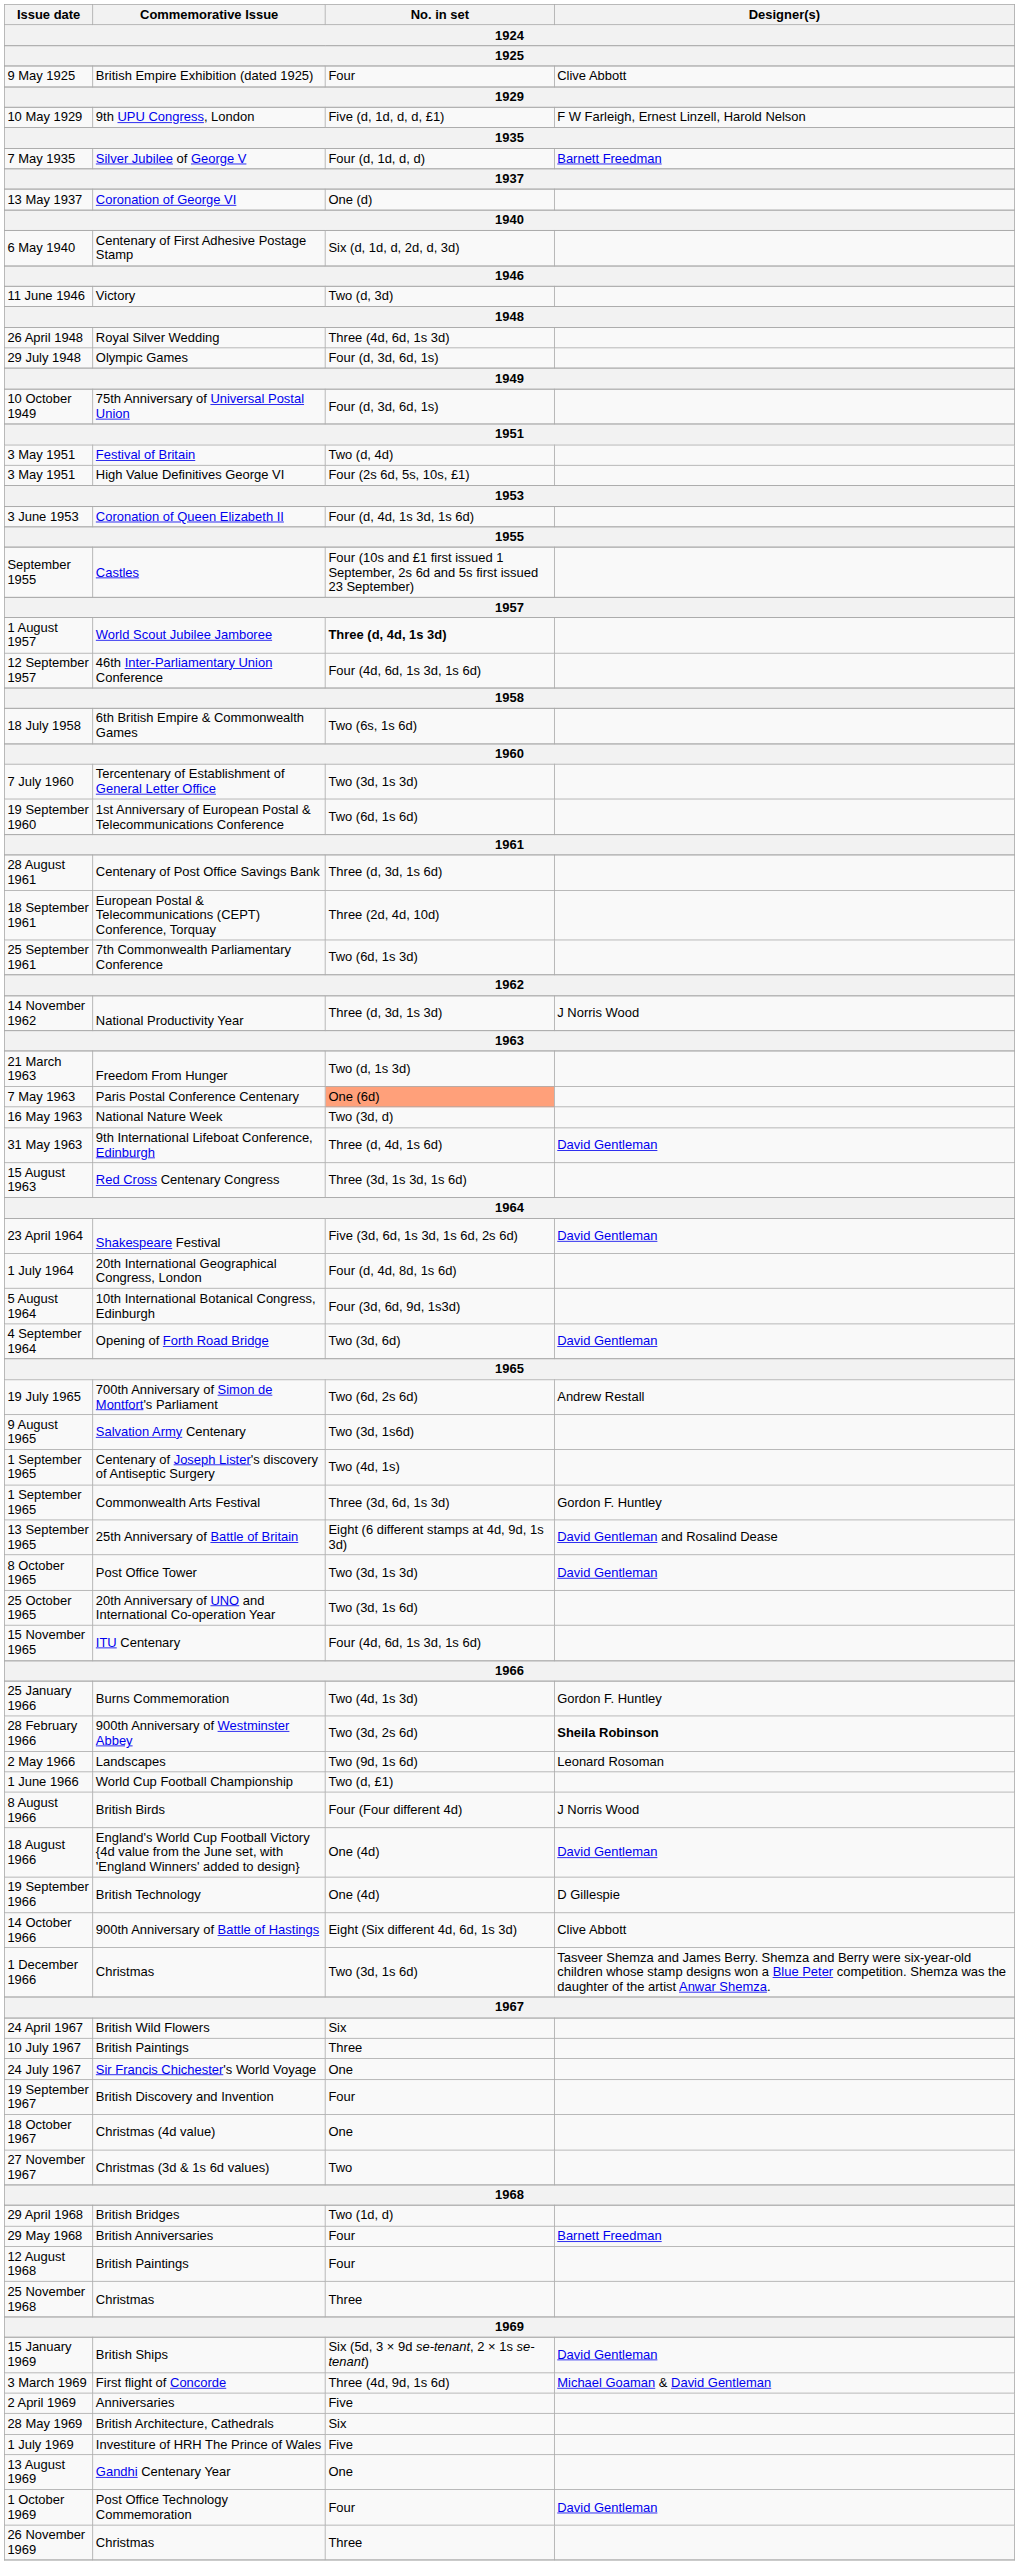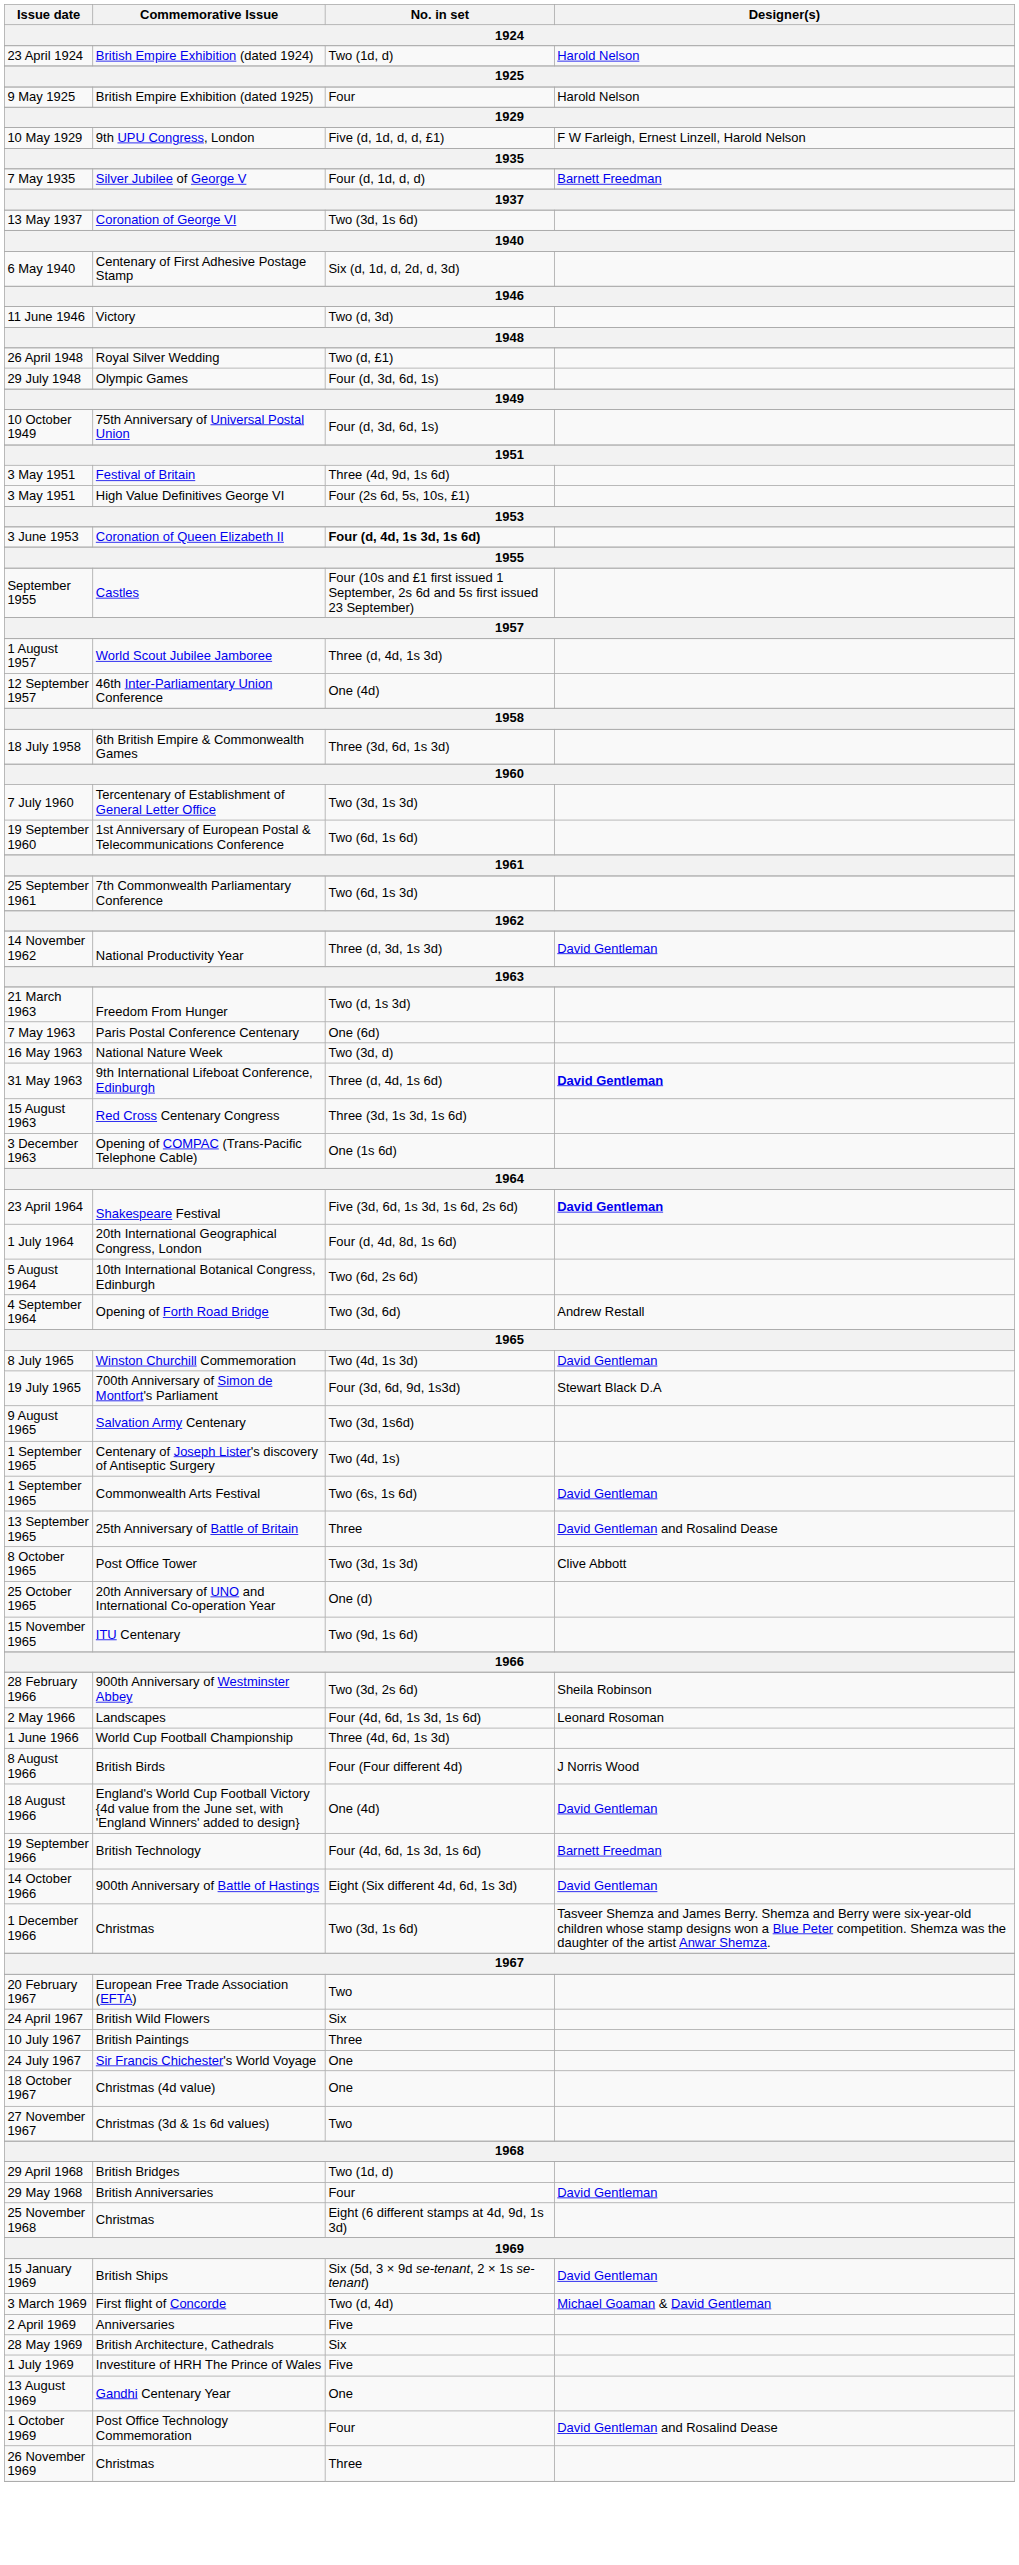+ row: (45, 55)
(592, 76) Clive Abbott -> (598, 96) Harold Nelson
(350, 199) One (d) -> (373, 220) Two (3d, 1s 6d)
(389, 337) Three (4d, 6d, 1s 3d) -> (361, 358) Two (d, £1)
(361, 455) Two (d, 4d) -> (389, 475) Three (4d, 9d, 1s 6d)
(401, 516) normal -> (404, 537) bold
(388, 635) bold -> (385, 655) normal
(405, 670) Four (4d, 6d, 1s 3d, 1s 6d) -> (354, 691) One (4d)
(373, 726) Two (6s, 1s 6d) -> (389, 746) Three (3d, 6d, 1s 3d)
- row: (36, 872)
- row: (48, 915)
(598, 1013) J Norris Wood -> (607, 948) David Gentleman
(354, 1096) lightsalmon background -> (354, 1032) no background
(607, 1145) normal -> (610, 1080) bold
+ row: (43, 1151)
(607, 1235) normal -> (610, 1206) bold
(394, 1306) Four (3d, 6d, 9d, 1s3d) -> (373, 1277) Two (6d, 2s 6d)
(607, 1341) David Gentleman -> (601, 1312) Andrew Restall
+ row: (41, 1360)
(373, 1397) Two (6d, 2s 6d) -> (394, 1388) Four (3d, 6d, 9d, 1s3d)
(601, 1397) Andrew Restall -> (609, 1388) Stewart Black D.A
(389, 1502) Three (3d, 6d, 1s 3d) -> (373, 1493) Two (6s, 1s 6d)
(609, 1502) Gordon F. Huntley -> (607, 1493) David Gentleman
(436, 1537) Eight (6 different stamps at 4d, 9d, 1s 3d) -> (345, 1528) Three
(607, 1572) David Gentleman -> (592, 1564) Clive Abbott
(373, 1607) Two (3d, 1s 6d) -> (350, 1599) One (d)
(405, 1642) Four (4d, 6d, 1s 3d, 1s 6d) -> (373, 1634) Two (9d, 1s 6d)
- row: (39, 1698)
(608, 1733) bold -> (604, 1690) normal
(373, 1761) Two (9d, 1s 6d) -> (405, 1717) Four (4d, 6d, 1s 3d, 1s 6d)
(361, 1782) Two (d, £1) -> (389, 1738) Three (4d, 6d, 1s 3d)
(354, 1894) One (4d) -> (405, 1851) Four (4d, 6d, 1s 3d, 1s 6d)
(589, 1894) D Gillespie -> (609, 1851) Barnett Freedman
(592, 1930) Clive Abbott -> (607, 1886) David Gentleman
+ row: (42, 1991)
- row: (48, 2097)
(609, 2236) Barnett Freedman -> (607, 2192) David Gentleman
- row: (36, 2264)
(345, 2299) Three -> (436, 2220) Eight (6 different stamps at 4d, 9d, 1s 3d)
(389, 2382) Three (4d, 9d, 1s 6d) -> (361, 2303) Two (d, 4d)
(607, 2507) David Gentleman -> (667, 2428) David Gentleman and Rosalind Dease
